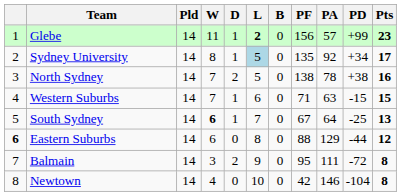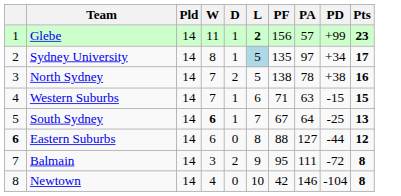- column: (280, 14)
(330, 56) 92 -> (307, 56) 97
(330, 139) 129 -> (307, 139) 127
